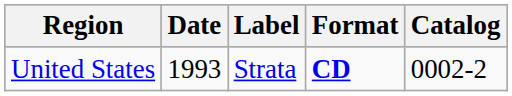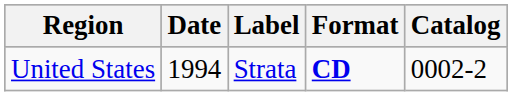(194, 68) 1993 -> (194, 68) 1994
